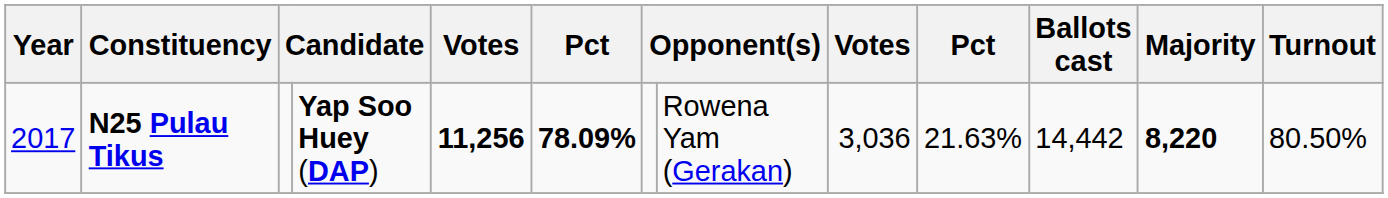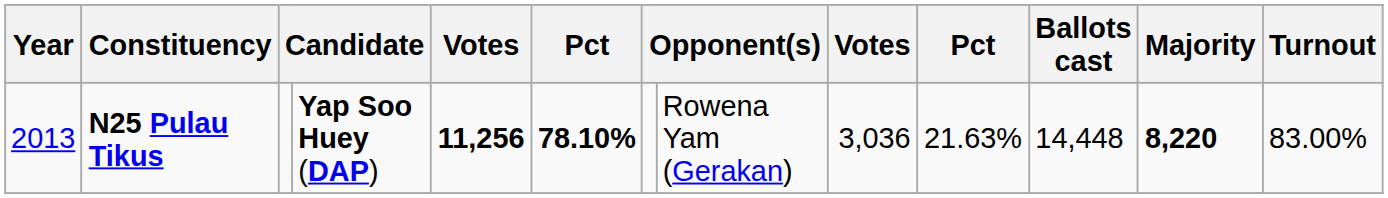(43, 138) 2017 -> (43, 138) 2013
(587, 138) 78.09% -> (587, 138) 78.10%
(1079, 138) 14,442 -> (1079, 138) 14,448
(1318, 138) 80.50% -> (1318, 138) 83.00%
